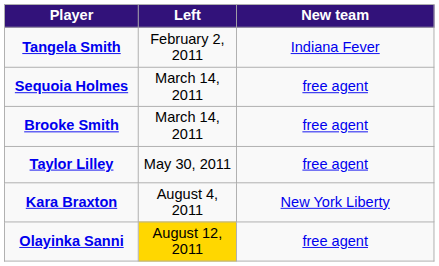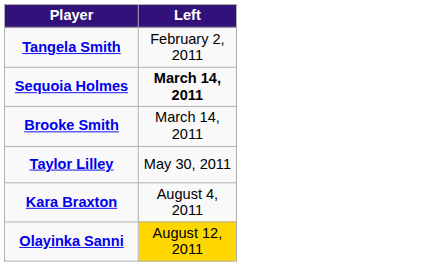- column: (335, 16)
(187, 86) normal -> (187, 86) bold
